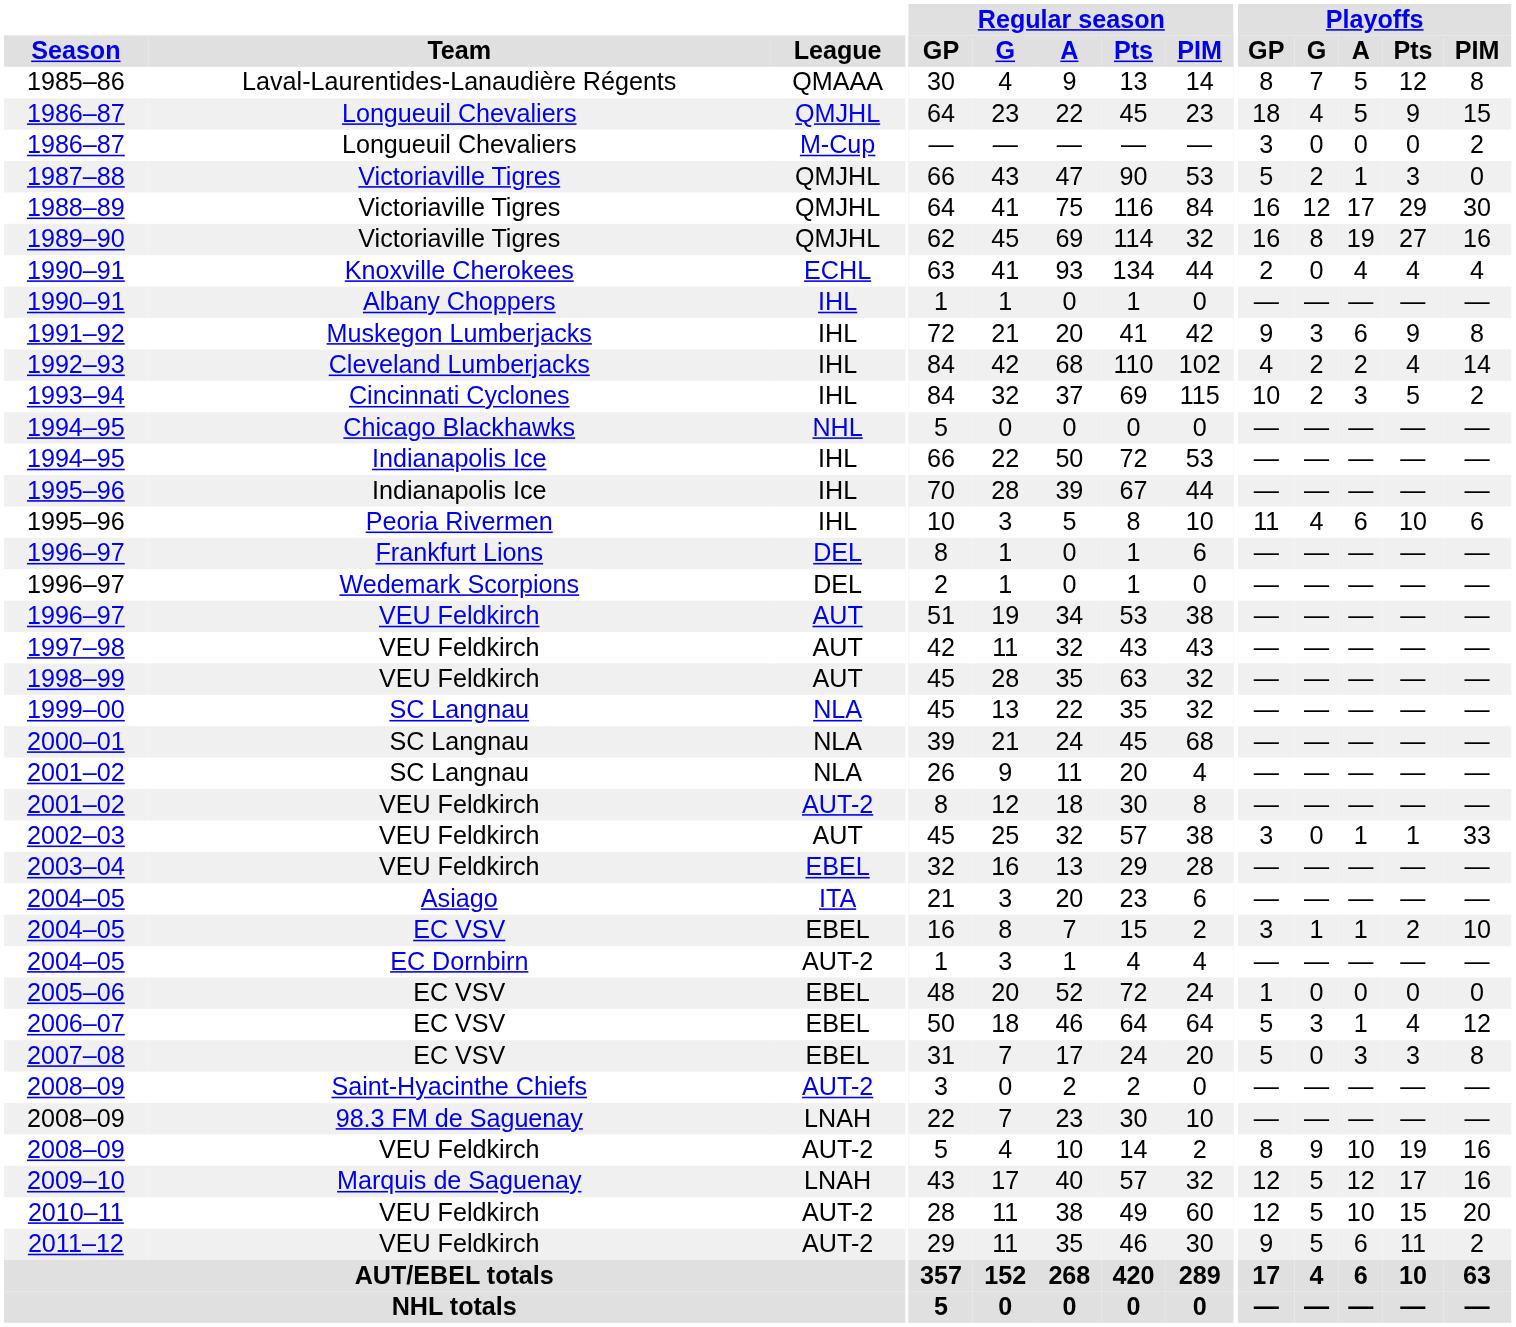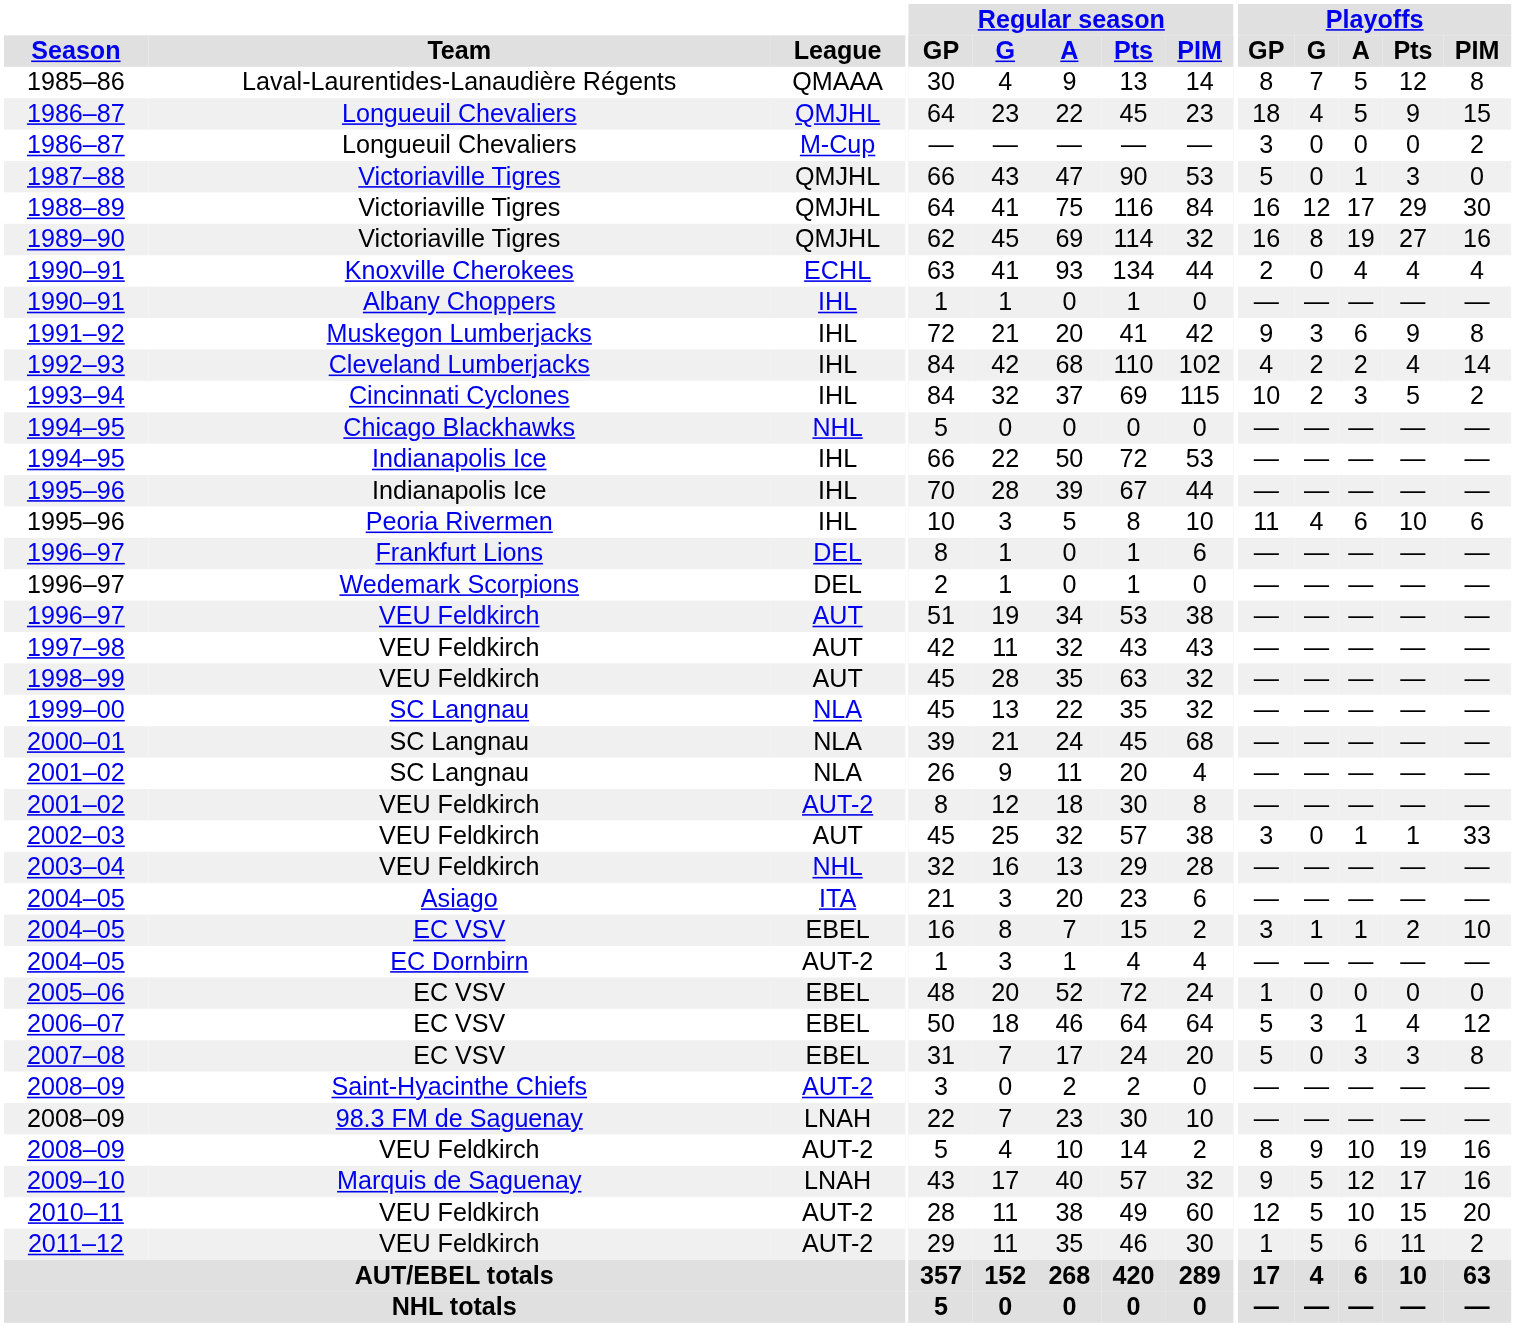(1316, 176) 2 -> (1316, 176) 0
(838, 867) EBEL -> (838, 867) NHL
(1266, 1181) 12 -> (1266, 1181) 9
(1266, 1244) 9 -> (1266, 1244) 1
